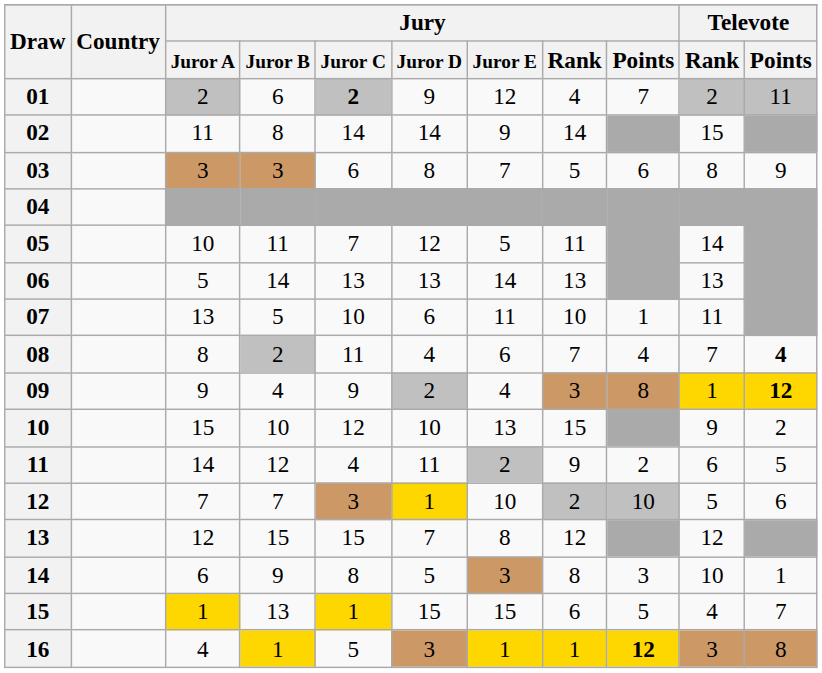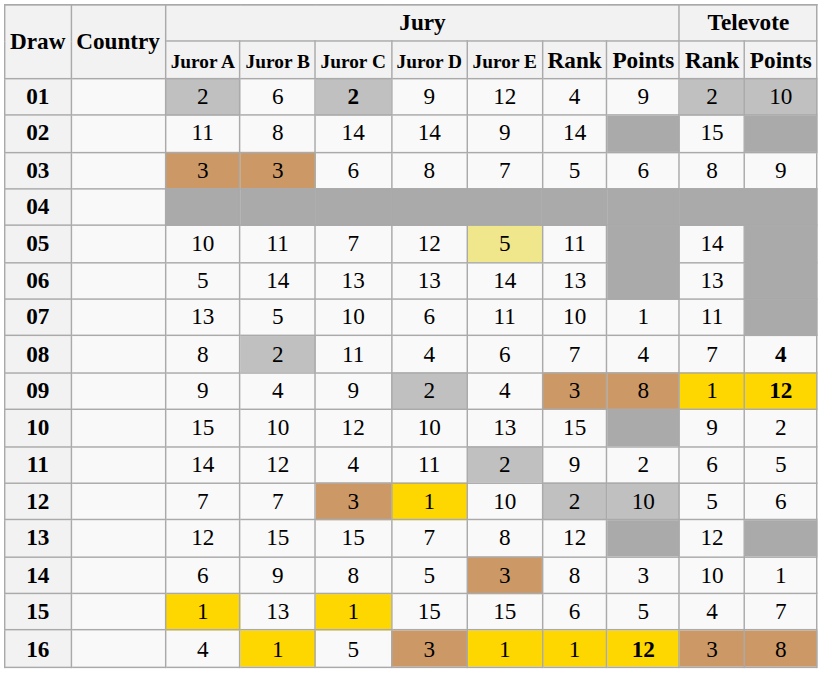(643, 96) 7 -> (643, 96) 9
(781, 96) 11 -> (781, 96) 10
(505, 243) no background -> (505, 243) khaki background
